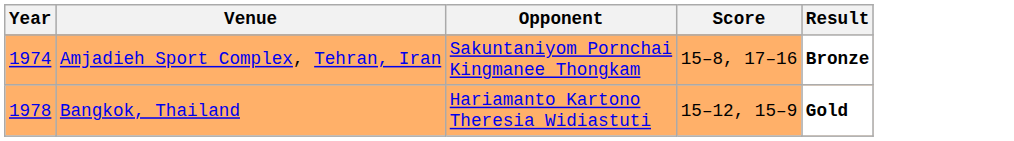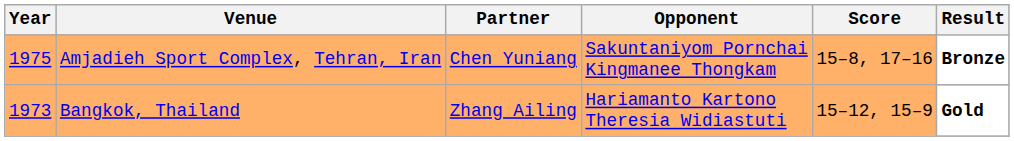+ column: (513, 19)
(30, 60) 1974 -> (30, 60) 1975
(30, 110) 1978 -> (30, 110) 1973
